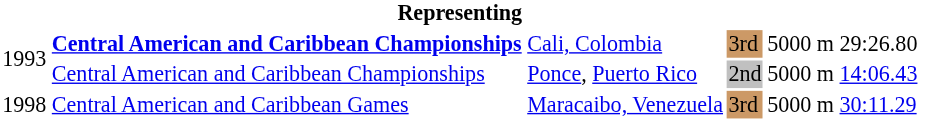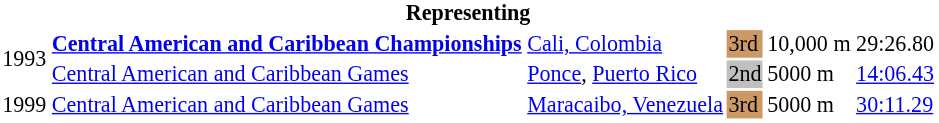(801, 43) 5000 m -> (809, 43) 10,000 m
(268, 74) Central American and Caribbean Championships -> (230, 74) Central American and Caribbean Games
(24, 104) 1998 -> (24, 104) 1999
